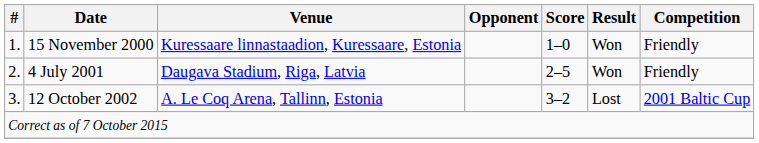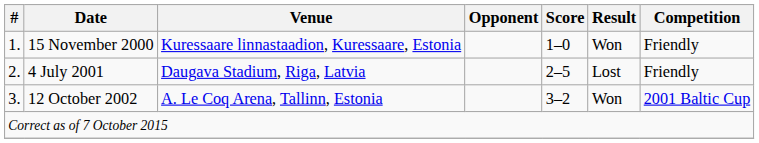(607, 71) Won -> (606, 71) Lost
(606, 98) Lost -> (607, 98) Won
